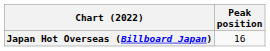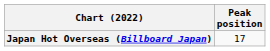(240, 39) 16 -> (240, 39) 17
